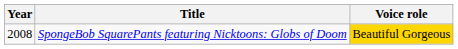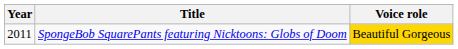(20, 34) 2008 -> (20, 34) 2011
